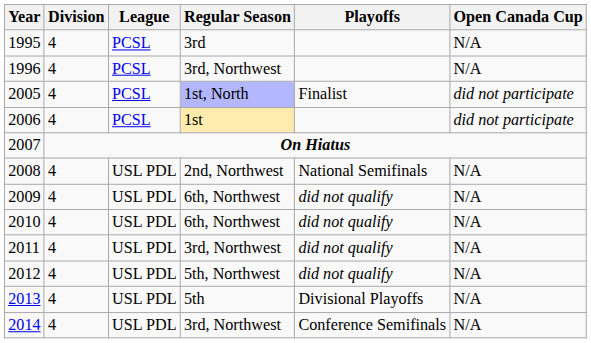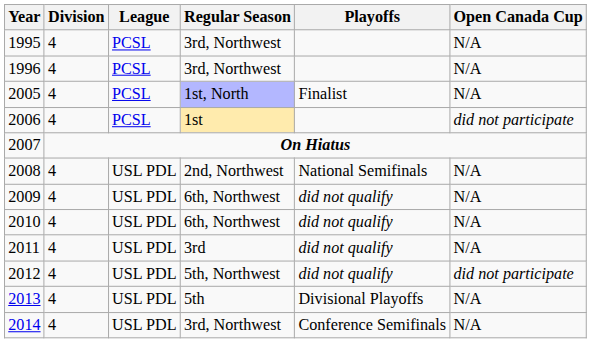(195, 42) 3rd -> (232, 42) 3rd, Northwest
(514, 94) did not participate -> (467, 94) N/A
(232, 247) 3rd, Northwest -> (195, 247) 3rd
(467, 273) N/A -> (514, 273) did not participate
